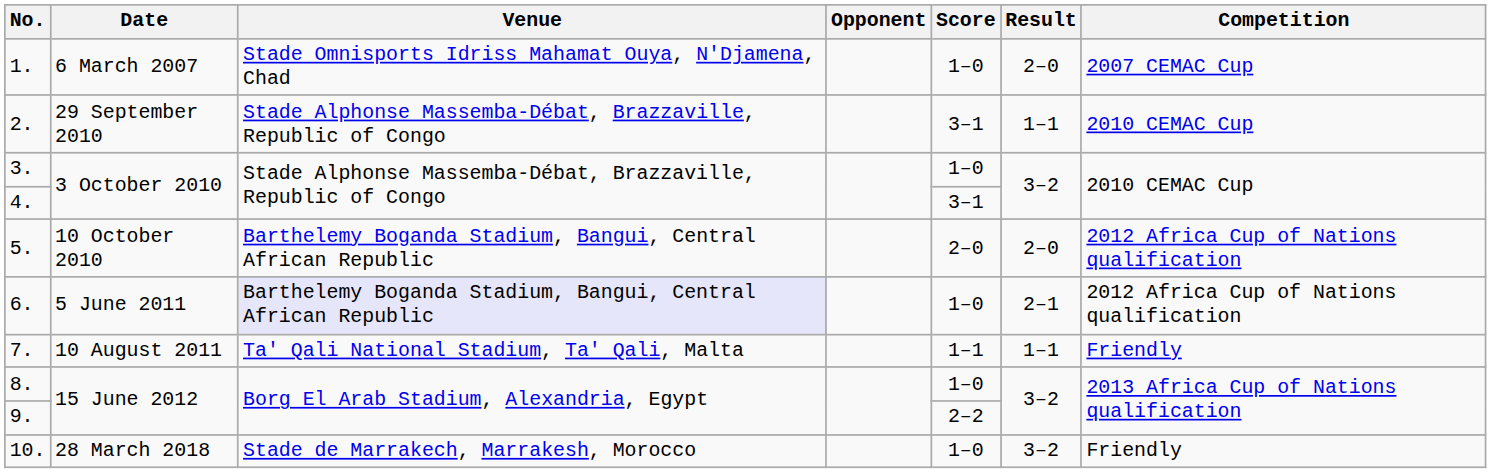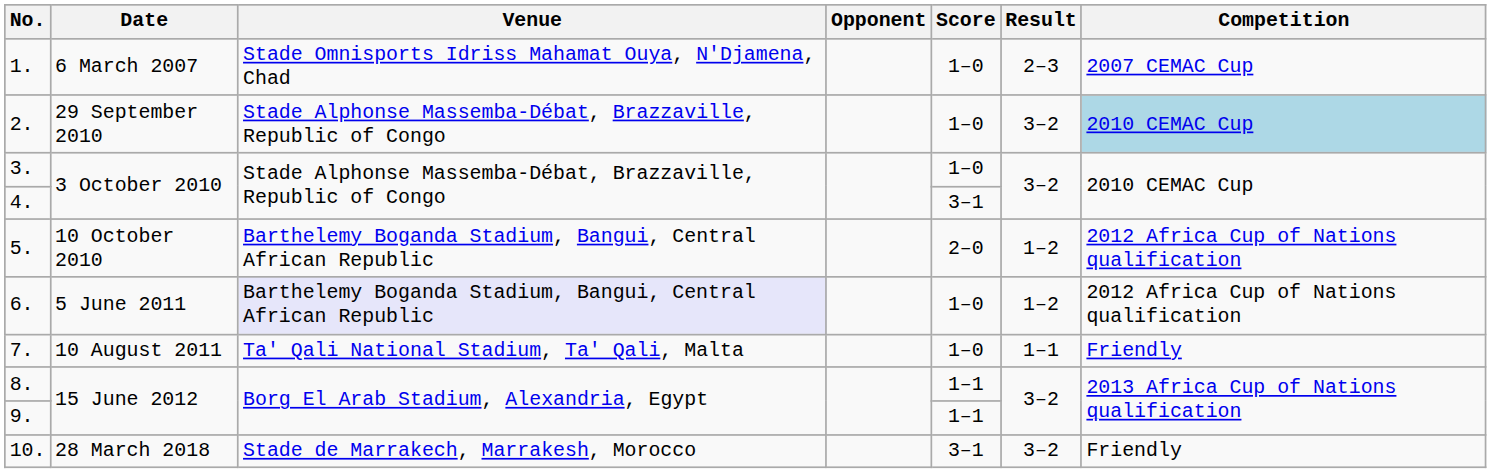(1041, 67) 2–0 -> (1041, 67) 2–3
(966, 124) 3–1 -> (966, 124) 1–0
(1041, 124) 1–1 -> (1041, 124) 3–2
(1170, 124) no background -> (1170, 124) lightblue background
(1041, 248) 2–0 -> (1041, 248) 1–2
(1041, 305) 2–1 -> (1041, 305) 1–2
(966, 350) 1–1 -> (966, 350) 1–0
(966, 384) 1–0 -> (966, 384) 1–1
(966, 417) 2–2 -> (966, 417) 1–1
(966, 451) 1–0 -> (966, 451) 3–1
